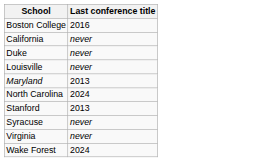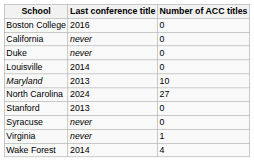+ column: (203, 12)
(81, 67) never -> (80, 67) 2014
(80, 150) 2024 -> (80, 150) 2014
